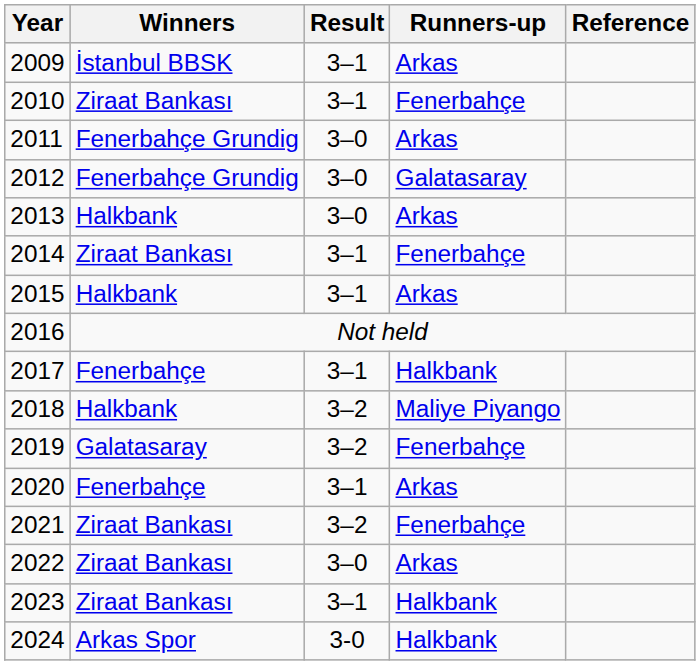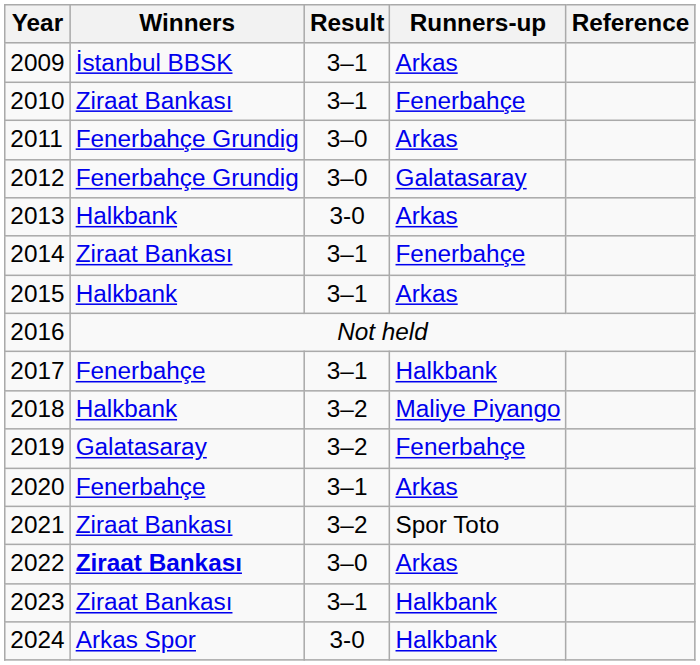(347, 216) 3–0 -> (347, 216) 3-0
(460, 525) Fenerbahçe -> (447, 525) Spor Toto
(154, 563) normal -> (159, 563) bold
